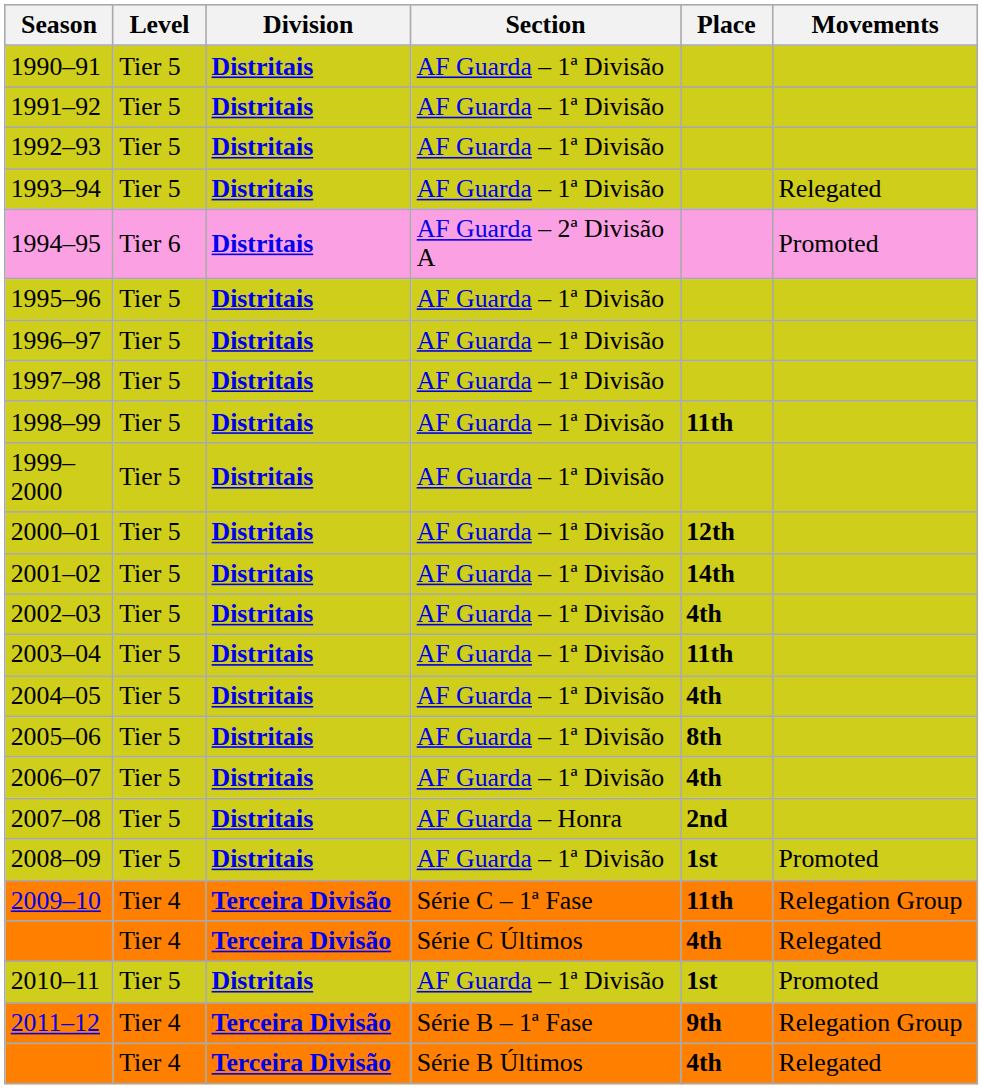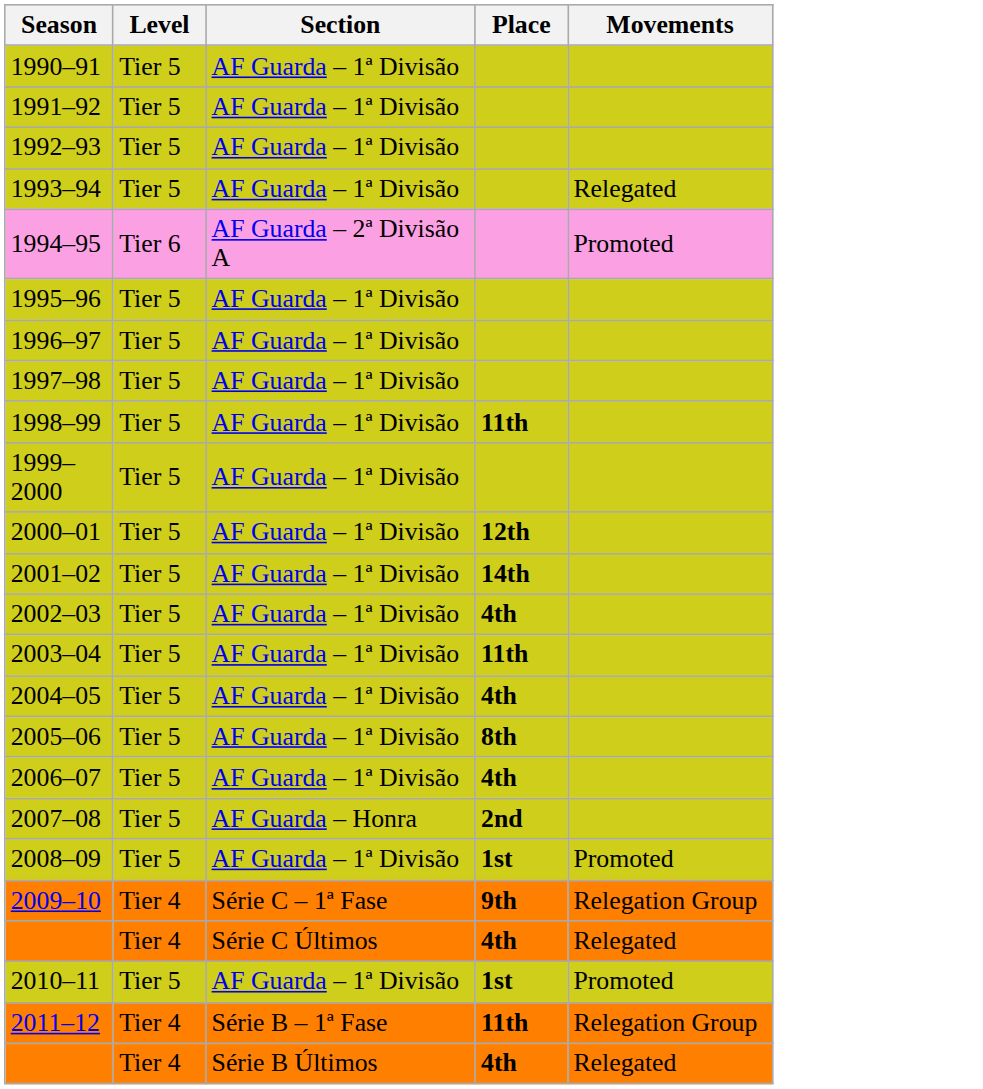- column: (308, 24)
(710, 899) 11th -> (499, 899) 9th
(704, 1022) 9th -> (505, 1022) 11th
